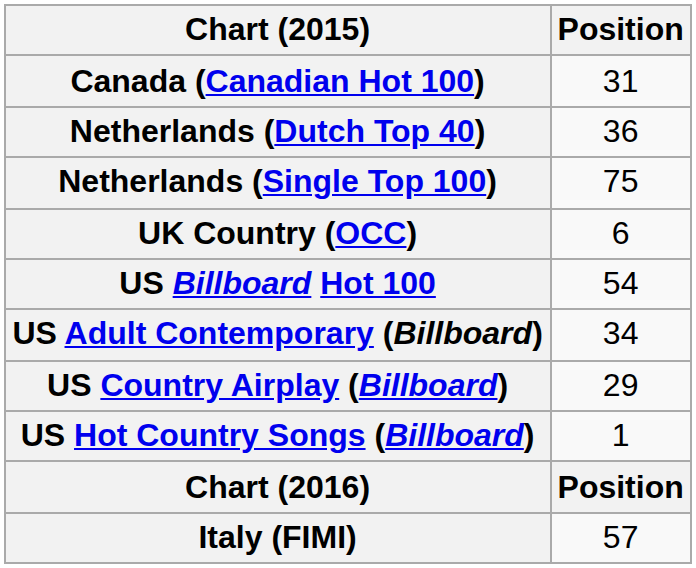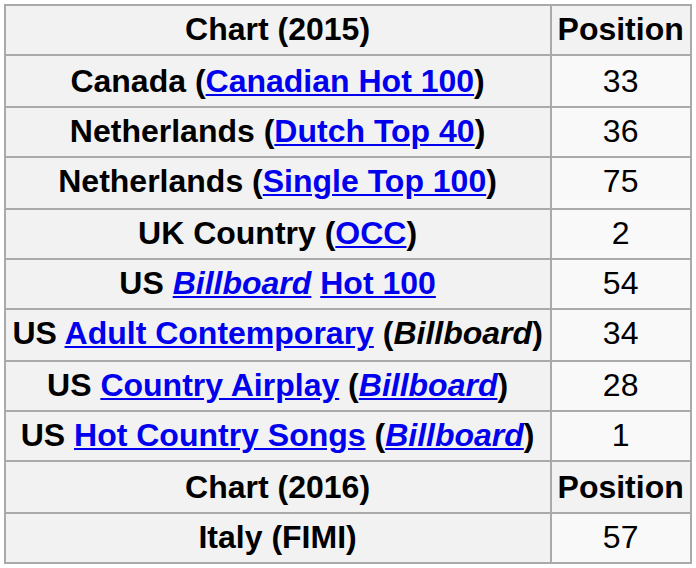(621, 80) 31 -> (621, 80) 33
(621, 232) 6 -> (621, 232) 2
(621, 385) 29 -> (621, 385) 28
